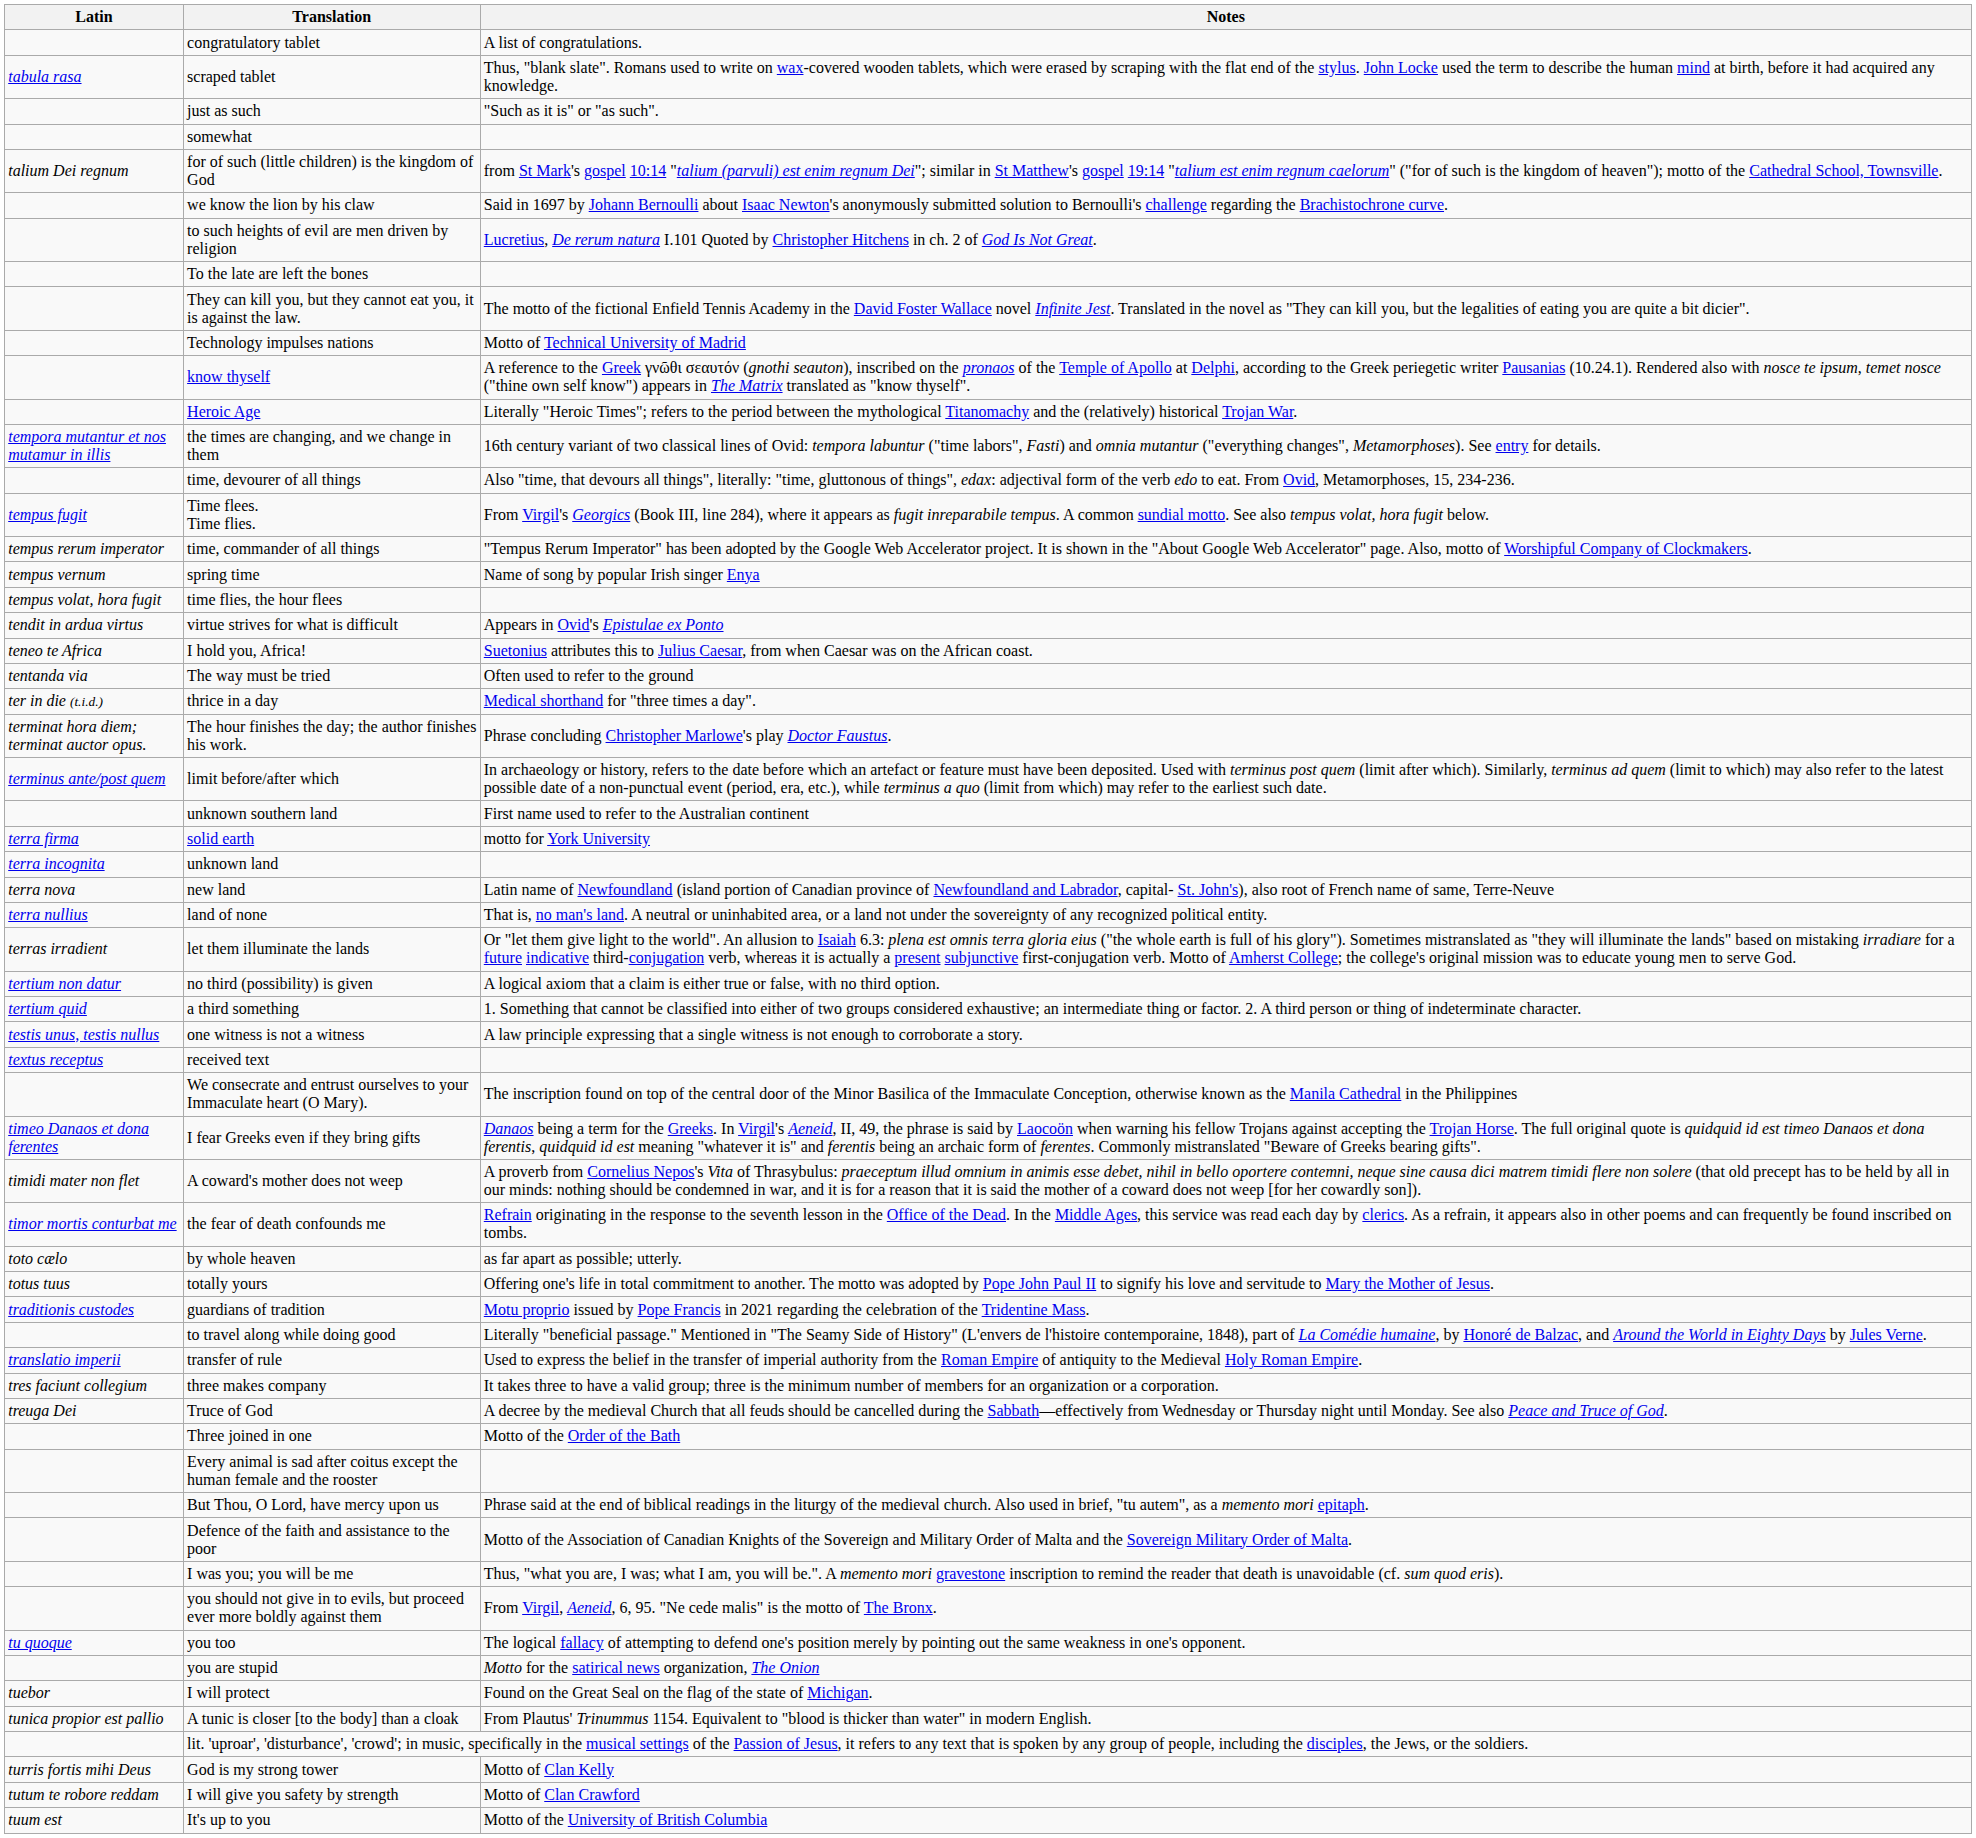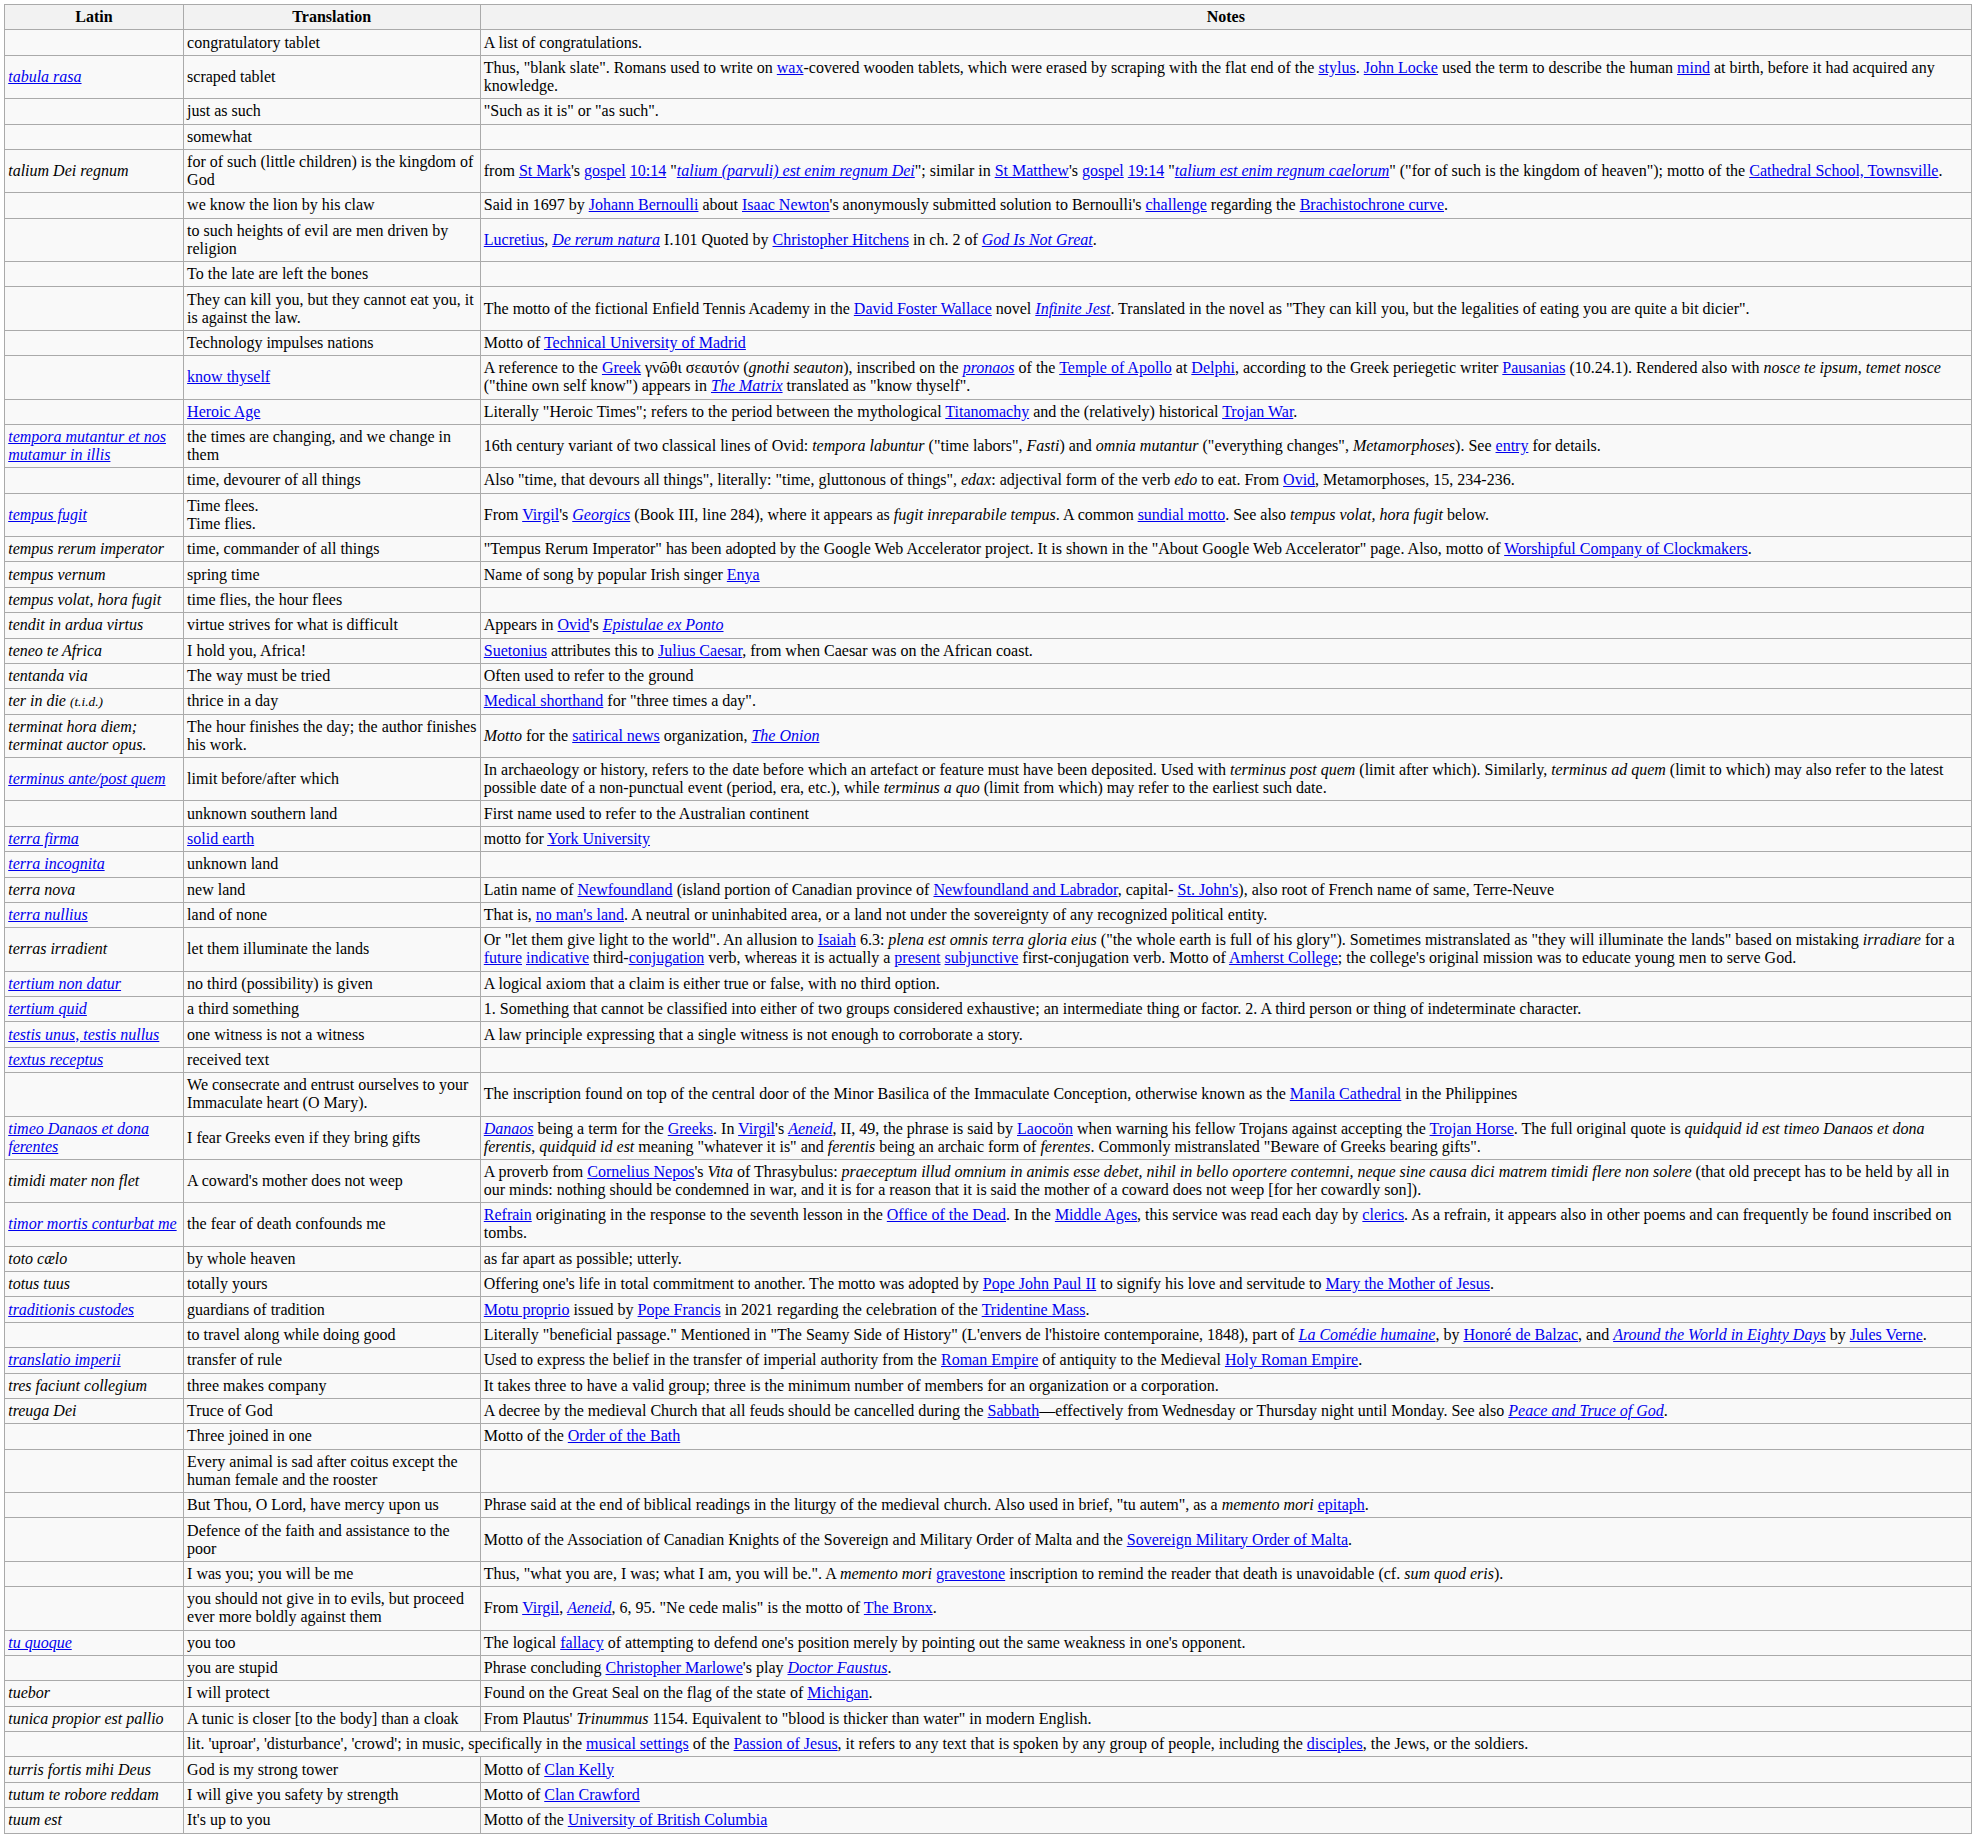(688, 735) Phrase concluding Christopher Marlowe's play Doctor Faustus. -> (652, 735) Motto for the satirical news organization, The Onion
(652, 1668) Motto for the satirical news organization, The Onion -> (688, 1668) Phrase concluding Christopher Marlowe's play Doctor Faustus.
